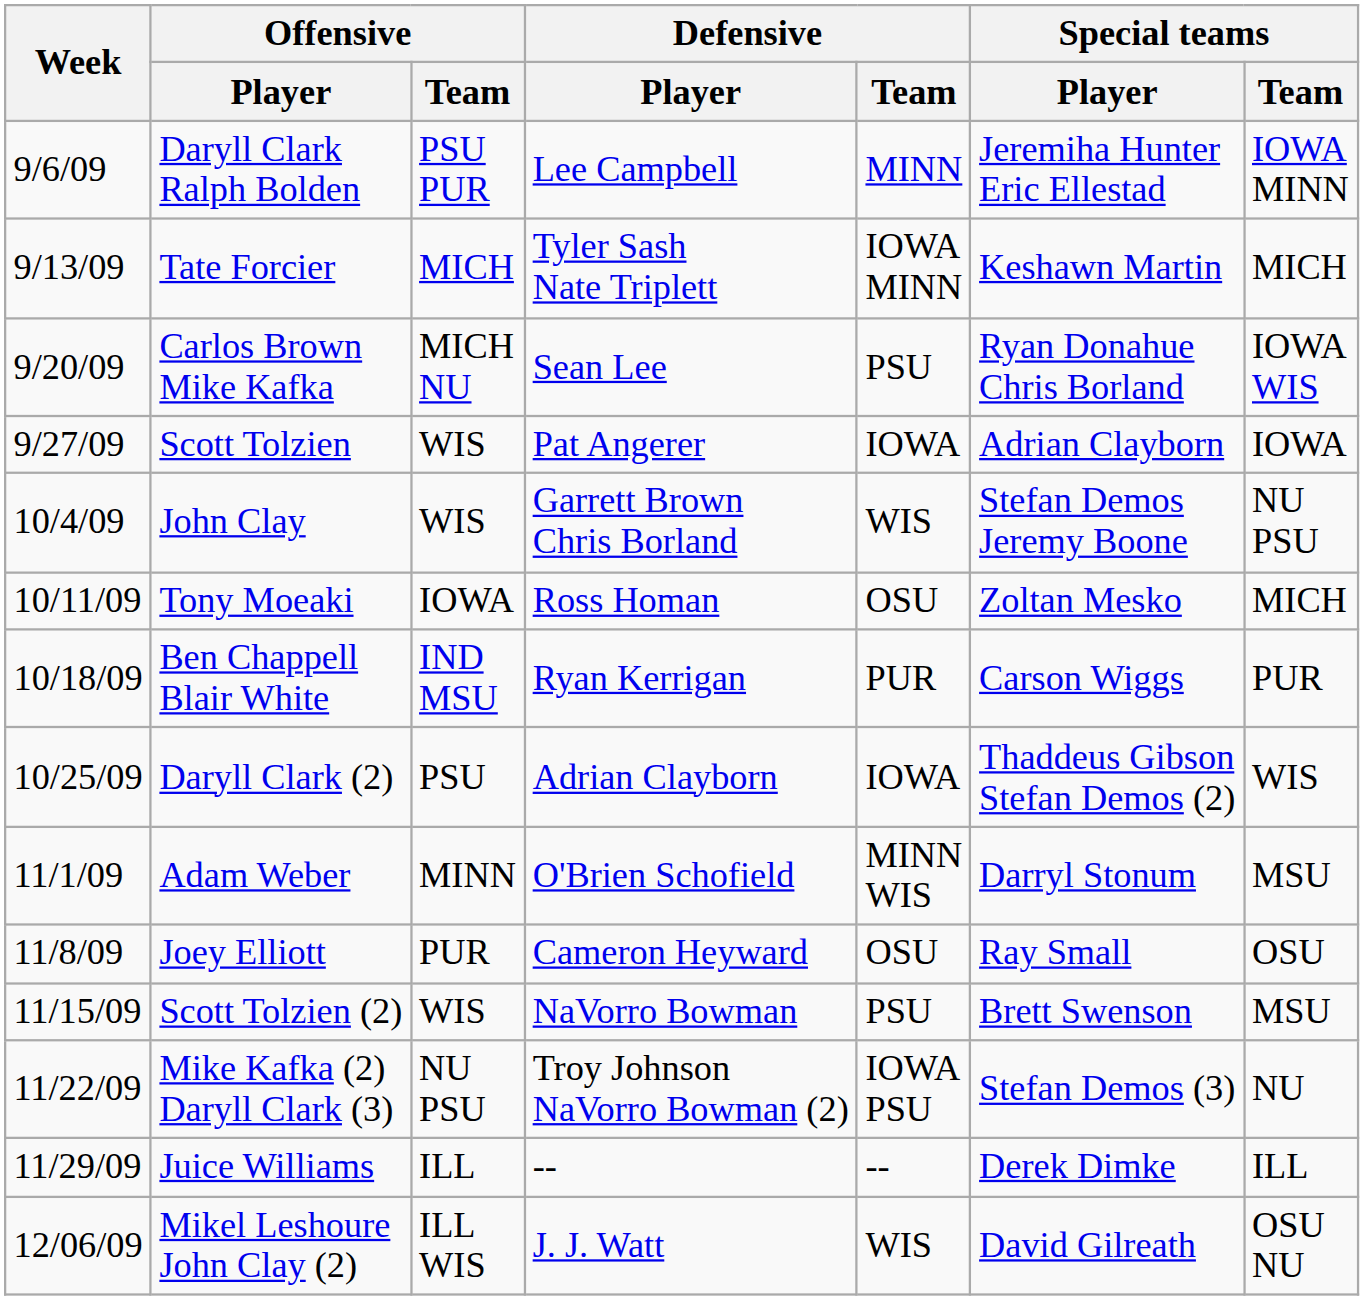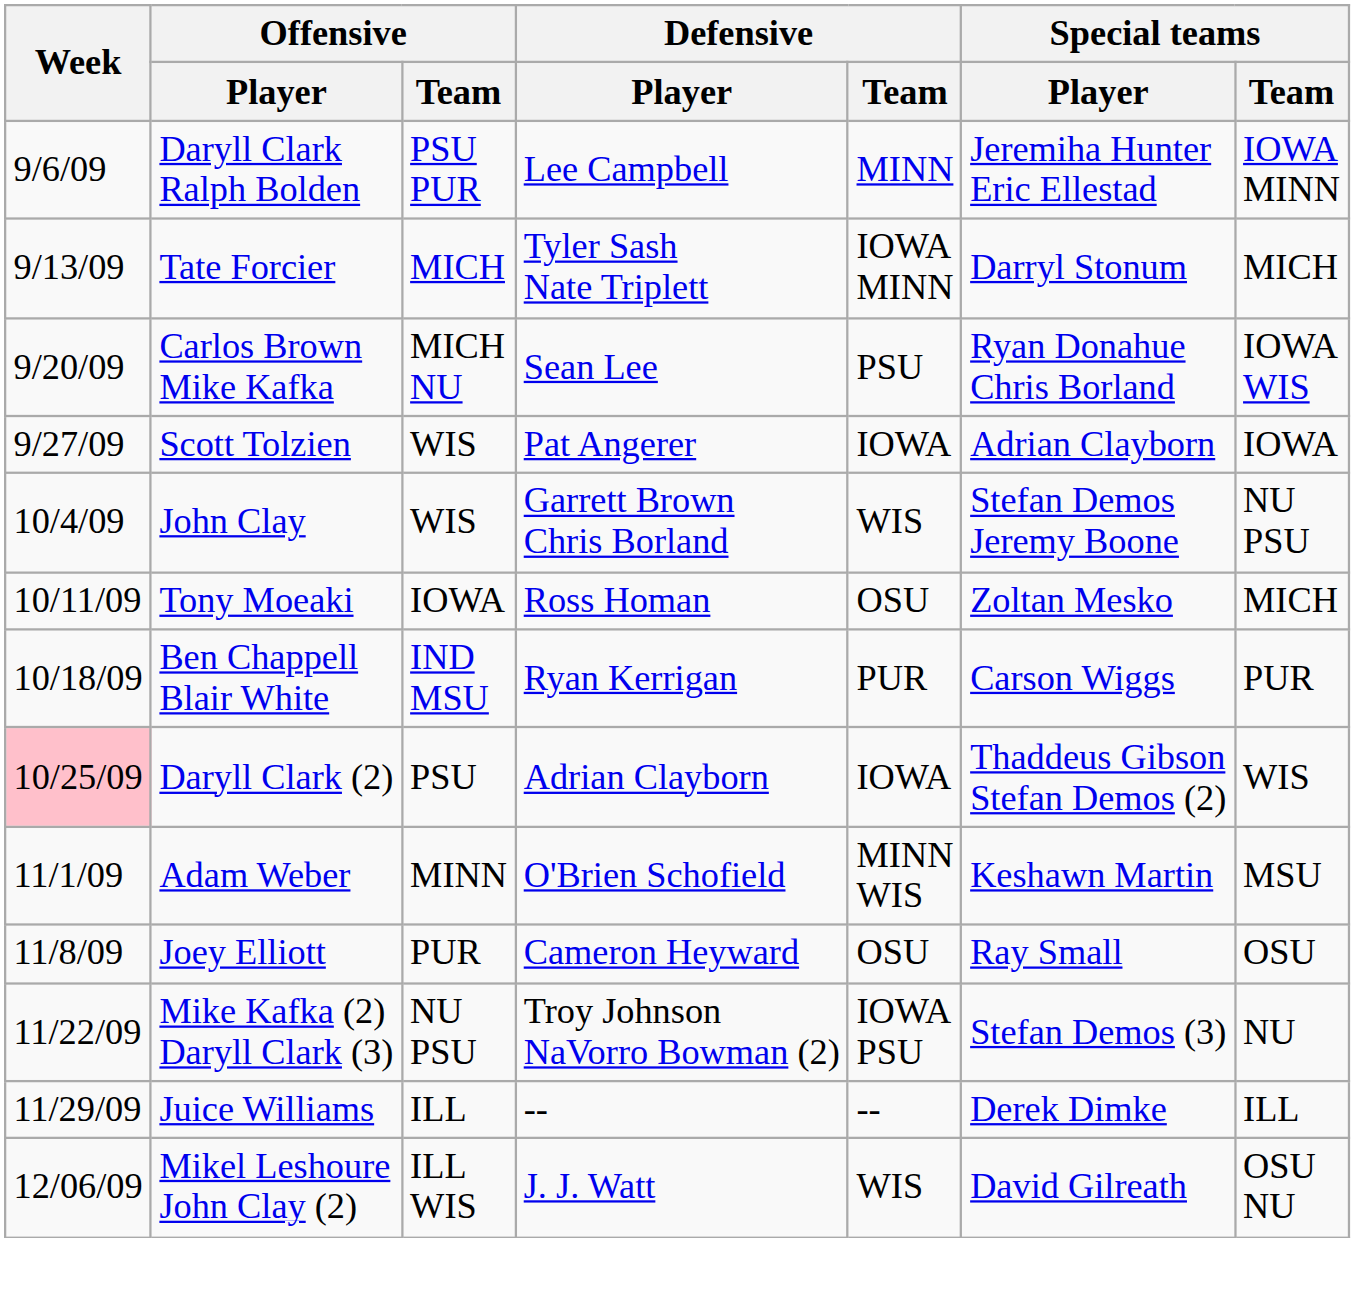(1101, 267) Keshawn Martin -> (1079, 267) Darryl Stonum
(78, 776) no background -> (78, 776) pink background
(1088, 874) Darryl Stonum -> (1092, 874) Keshawn Martin
- row: (281, 1010)
